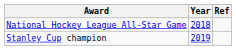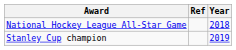columns swapped: (201, 11) <-> (222, 11)
